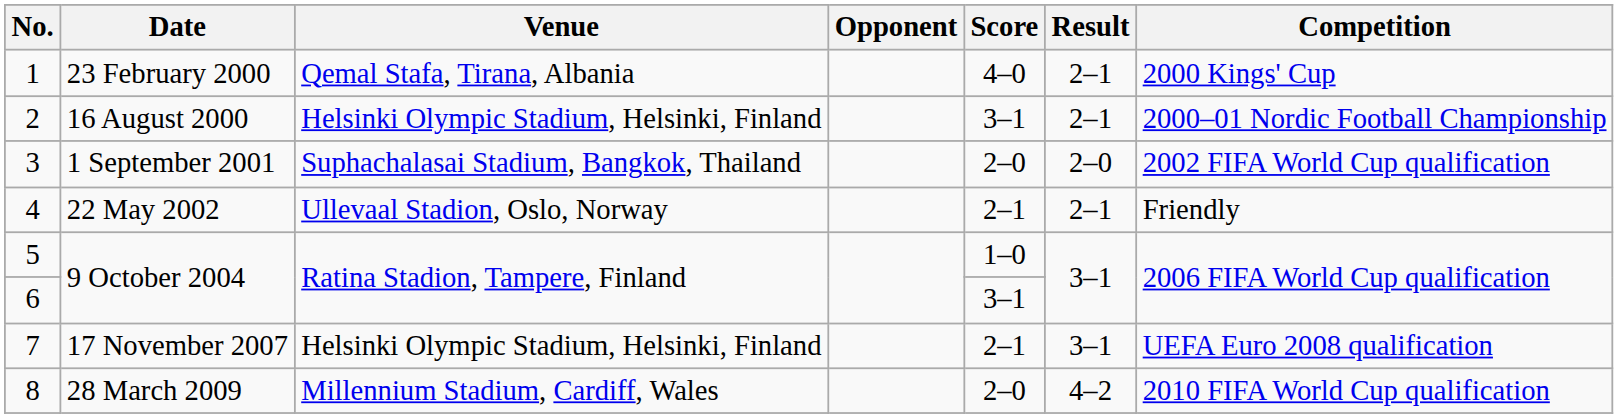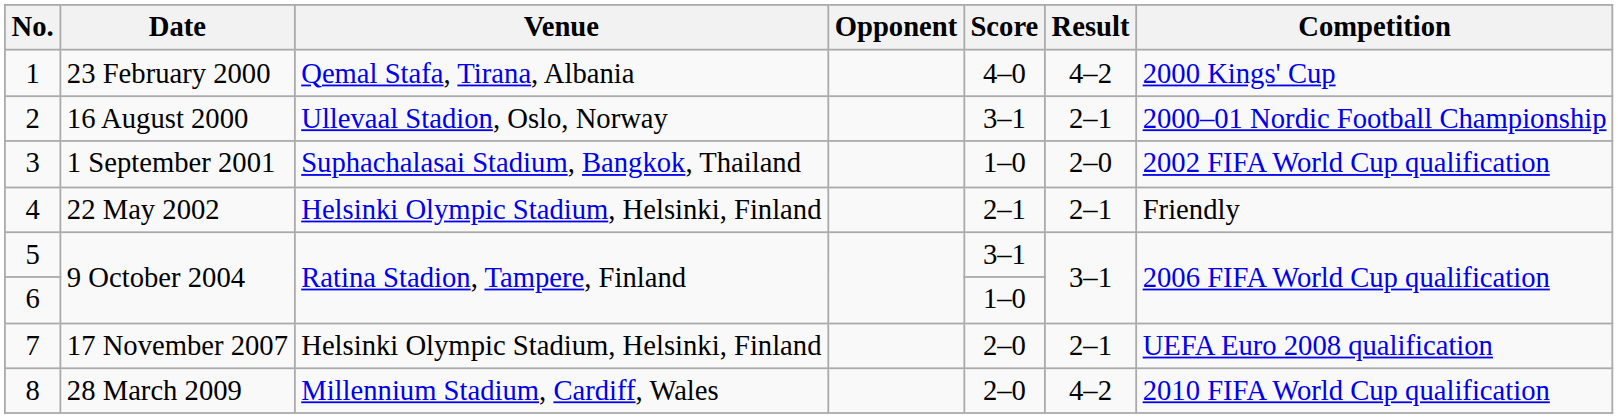(1091, 72) 2–1 -> (1091, 72) 4–2
(561, 118) Helsinki Olympic Stadium, Helsinki, Finland -> (485, 118) Ullevaal Stadion, Oslo, Norway
(1004, 163) 2–0 -> (1004, 163) 1–0
(485, 208) Ullevaal Stadion, Oslo, Norway -> (561, 208) Helsinki Olympic Stadium, Helsinki, Finland
(1004, 254) 1–0 -> (1004, 254) 3–1
(1004, 299) 3–1 -> (1004, 299) 1–0
(1004, 345) 2–1 -> (1004, 345) 2–0
(1091, 345) 3–1 -> (1091, 345) 2–1
